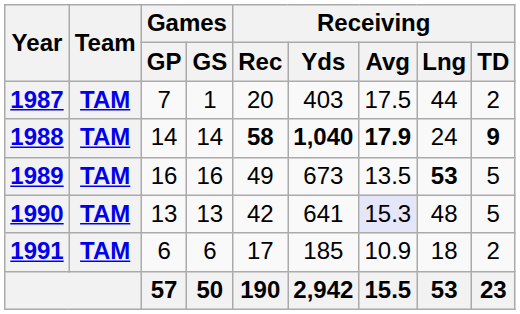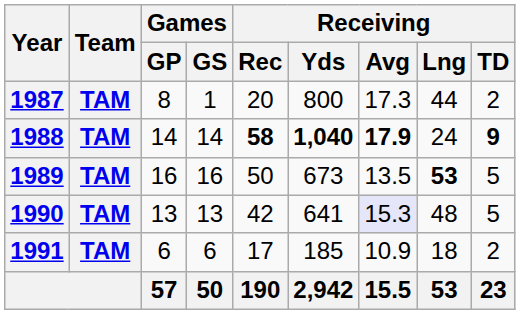(164, 99) 7 -> (164, 99) 8
(323, 99) 403 -> (323, 99) 800
(388, 99) 17.5 -> (388, 99) 17.3
(260, 175) 49 -> (260, 175) 50
